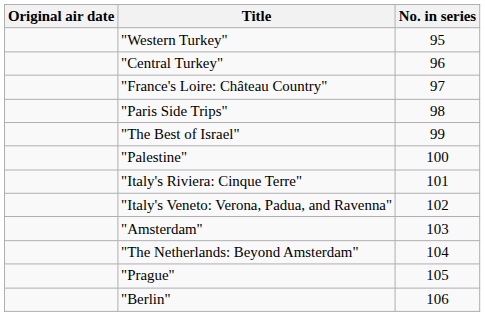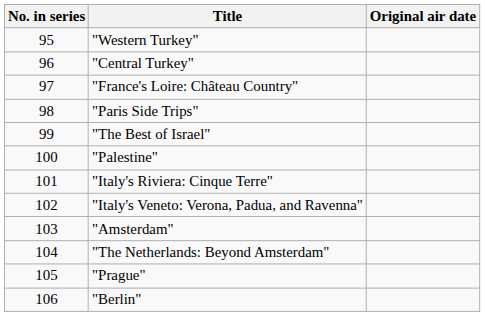columns swapped: (438, 16) <-> (61, 16)
